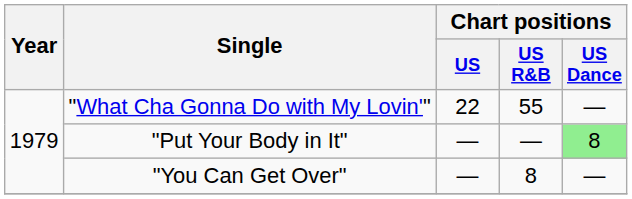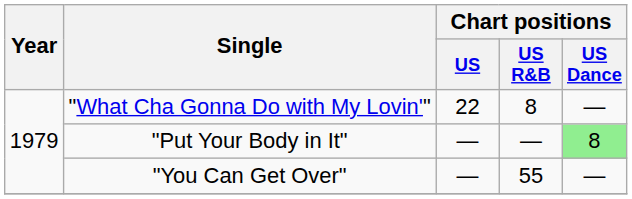(531, 106) 55 -> (531, 106) 8
(531, 175) 8 -> (531, 175) 55
